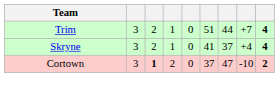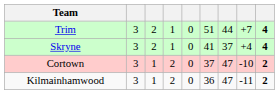(154, 64) bold -> (154, 64) normal
+ row: (65, 81)
